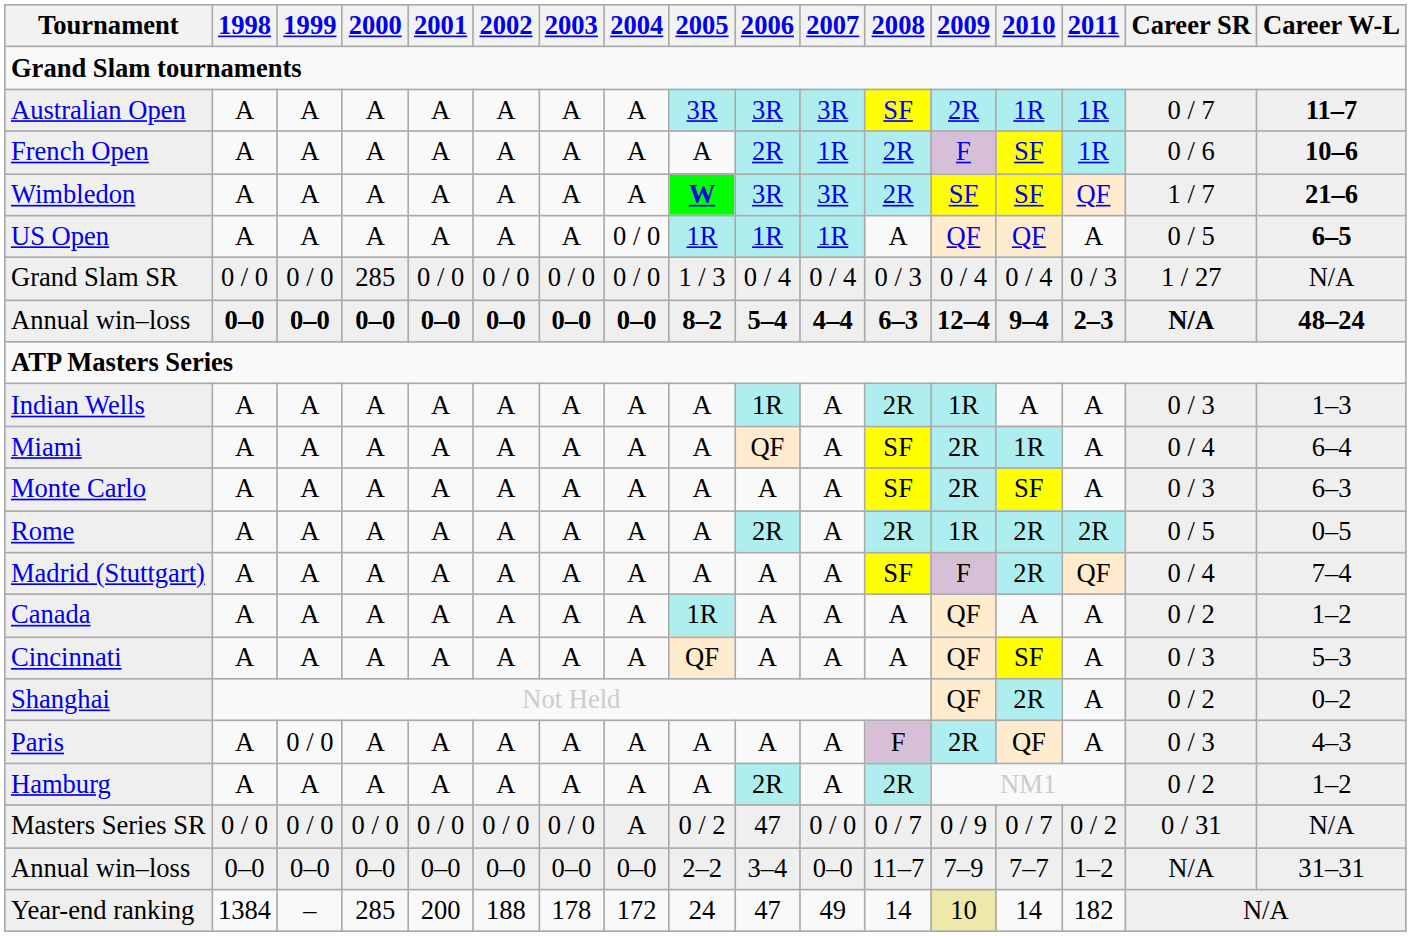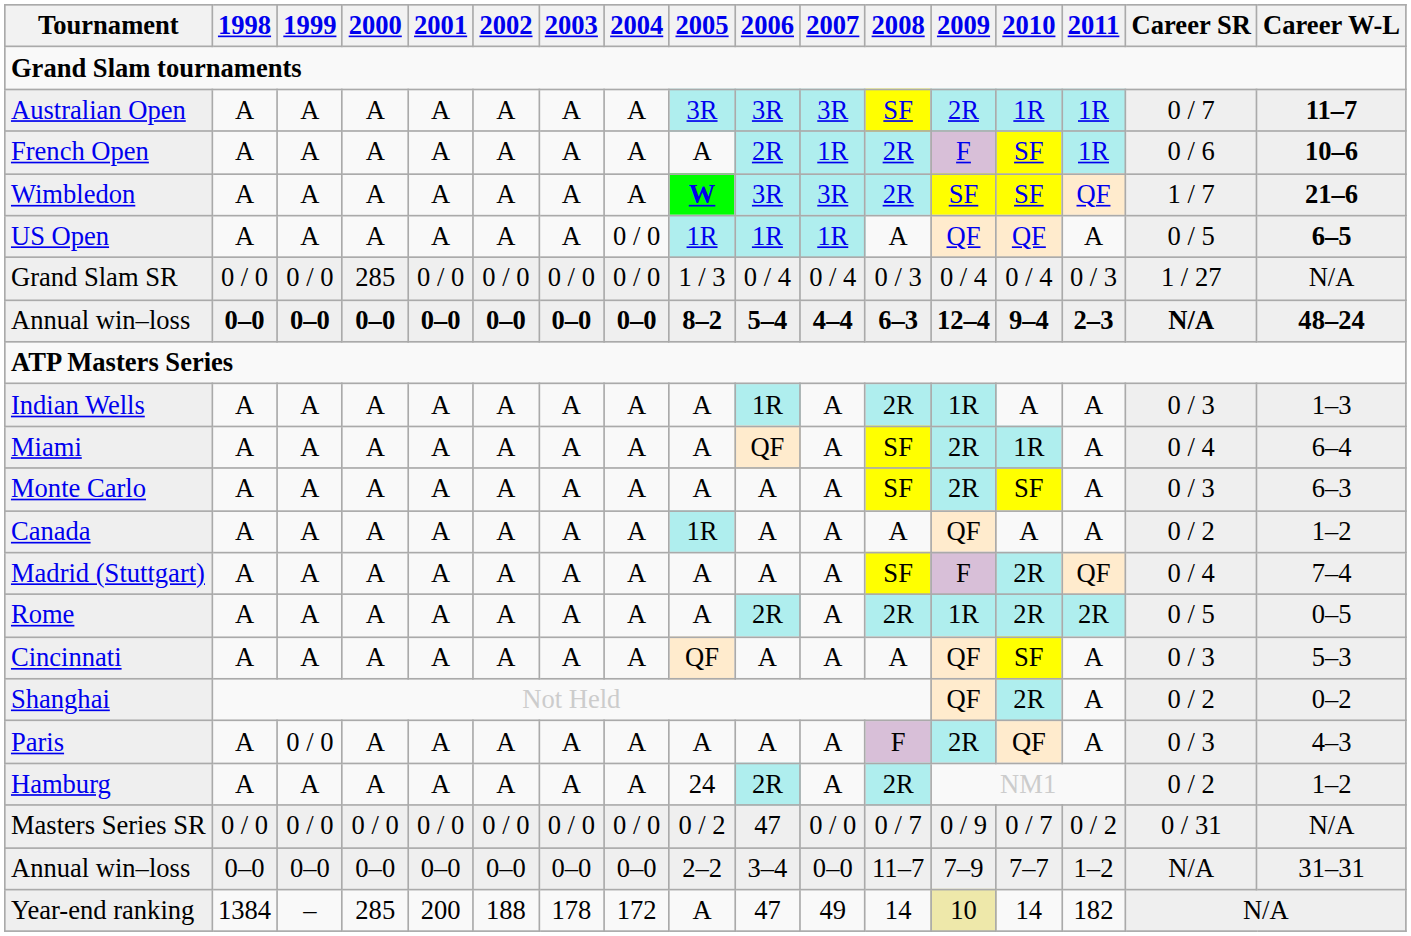rows swapped: (43, 531) <-> (51, 615)
(702, 783) A -> (702, 783) 24
(637, 825) A -> (637, 825) 0 / 0
(702, 910) 24 -> (702, 910) A
